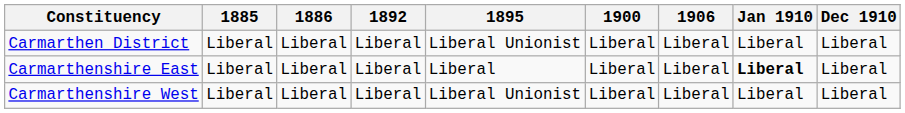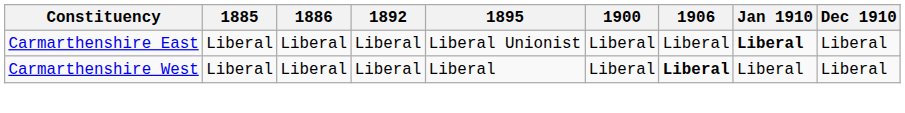- row: (99, 43)
(462, 69) Liberal -> (505, 43) Liberal Unionist
(505, 95) Liberal Unionist -> (462, 69) Liberal
(696, 95) normal -> (696, 69) bold
